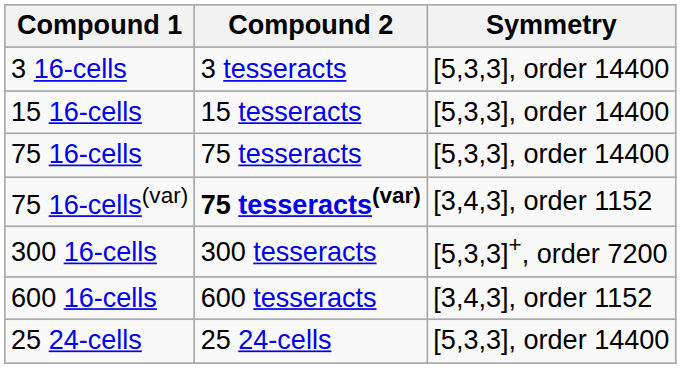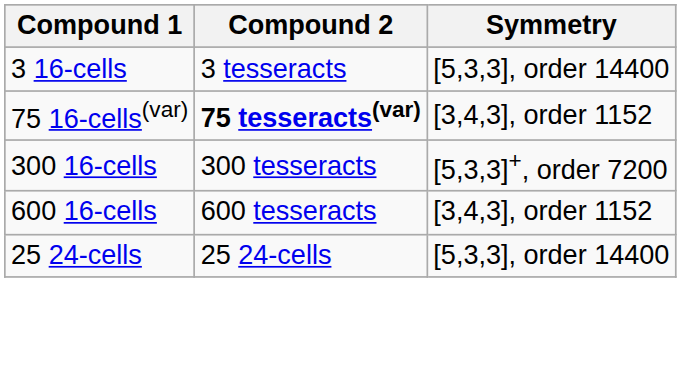- row: (76, 111)
- row: (76, 154)
